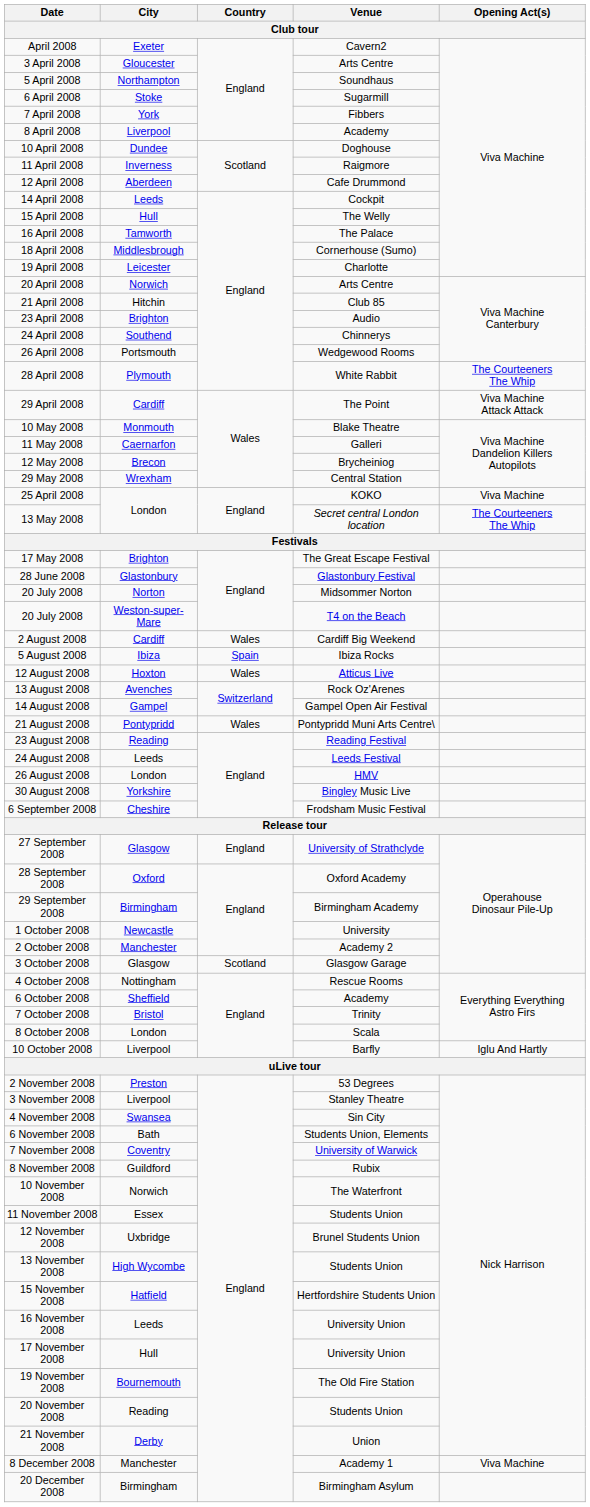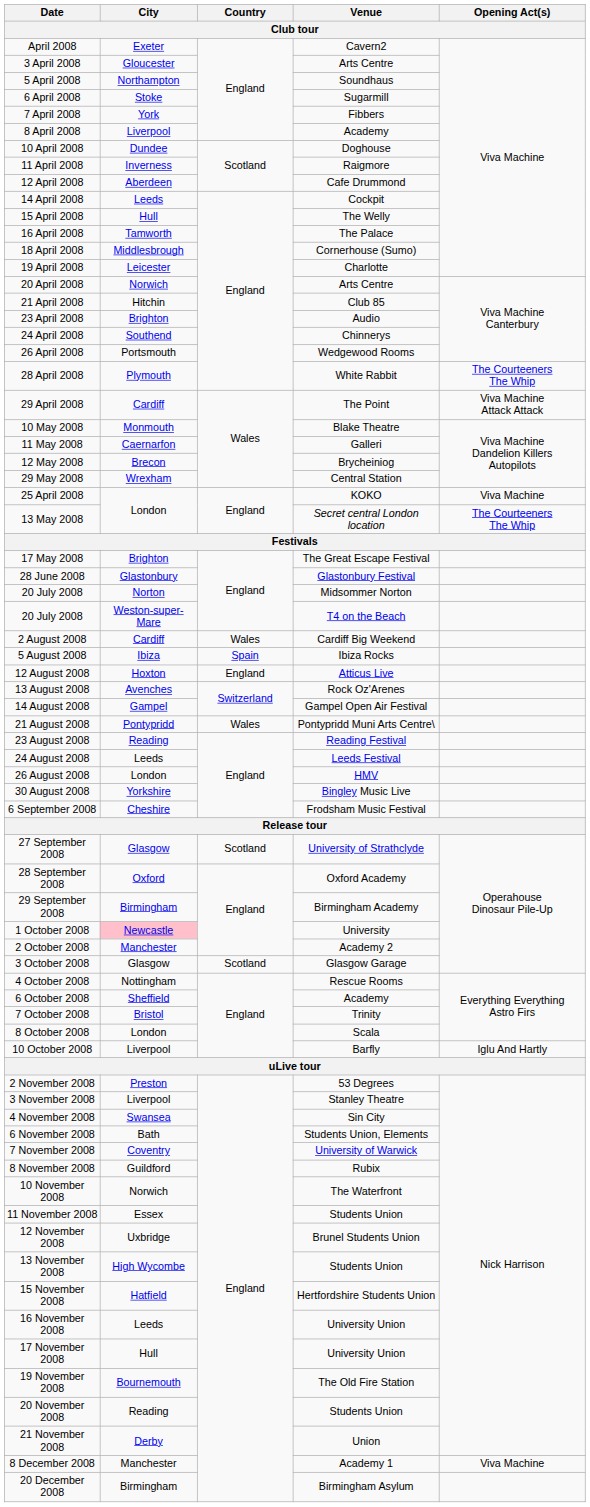(245, 673) Wales -> (245, 673) England
(245, 849) England -> (245, 849) Scotland
(149, 930) no background -> (149, 930) pink background
